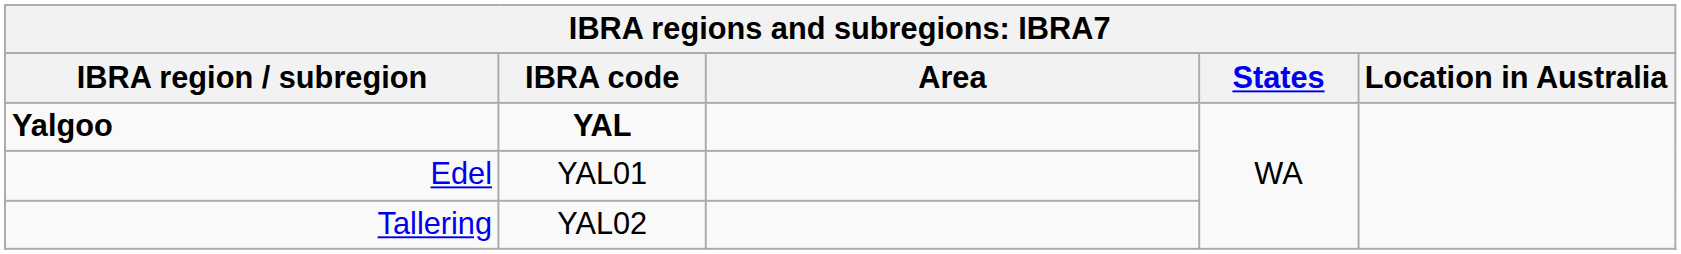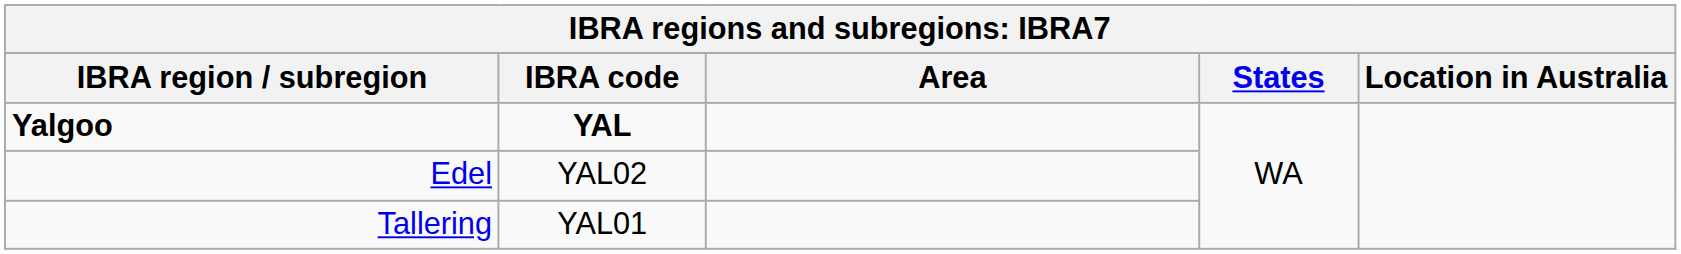(602, 175) YAL01 -> (602, 175) YAL02
(602, 223) YAL02 -> (602, 223) YAL01
